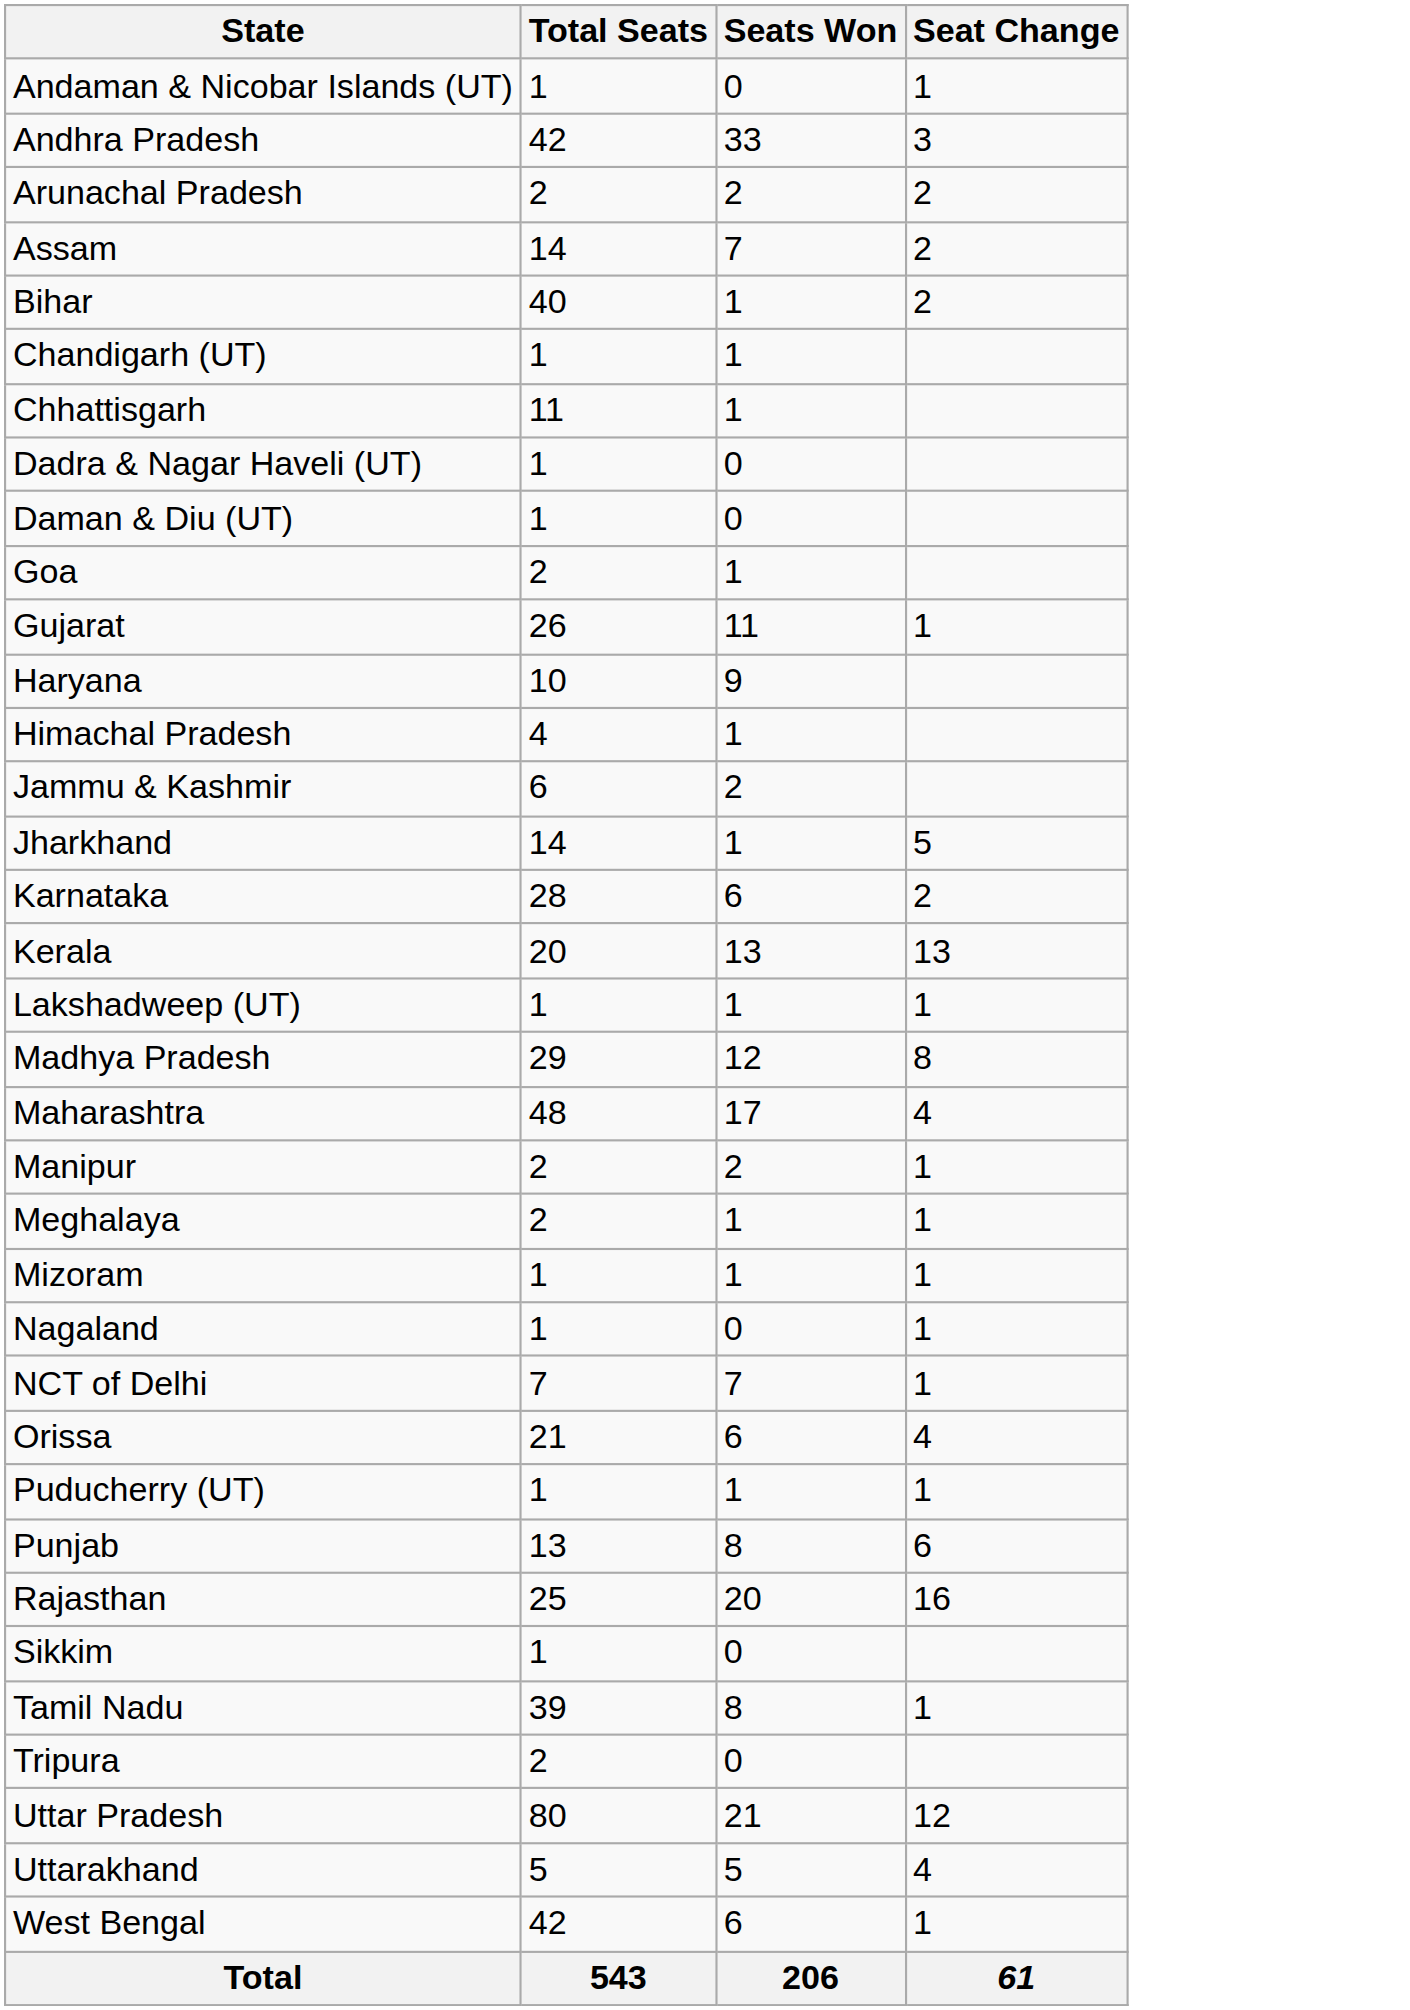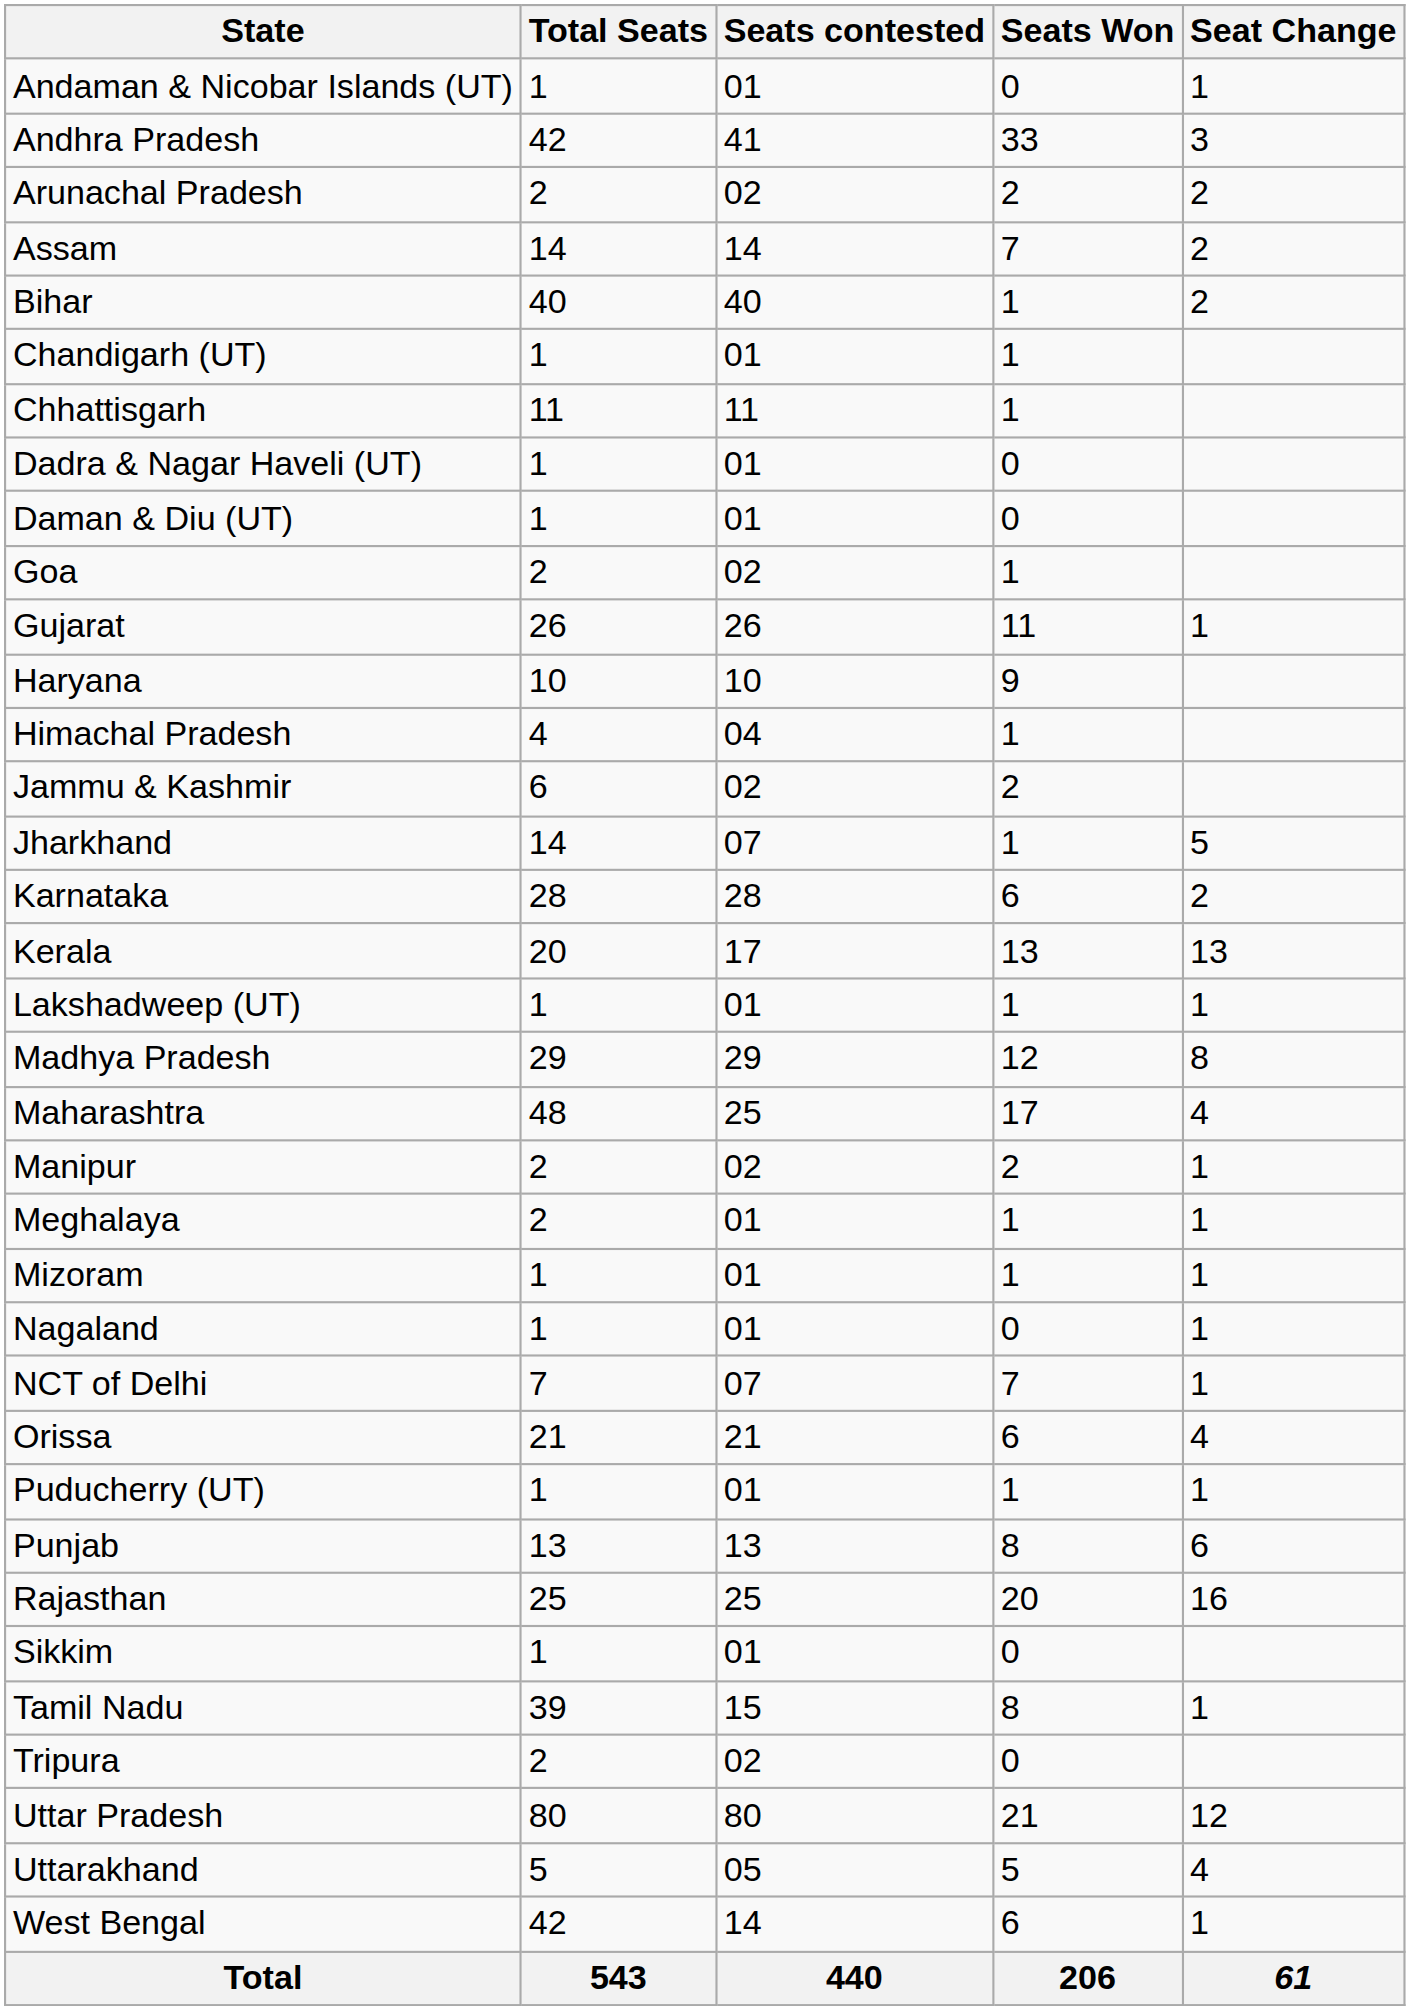+ column: (854, 31)
